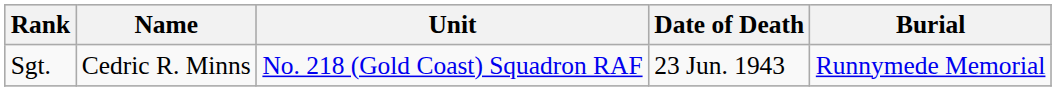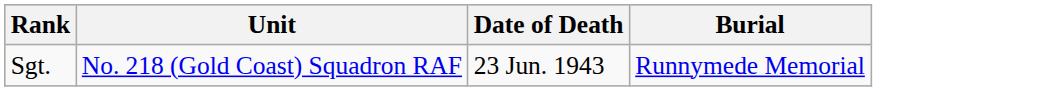- column: (166, 24)
